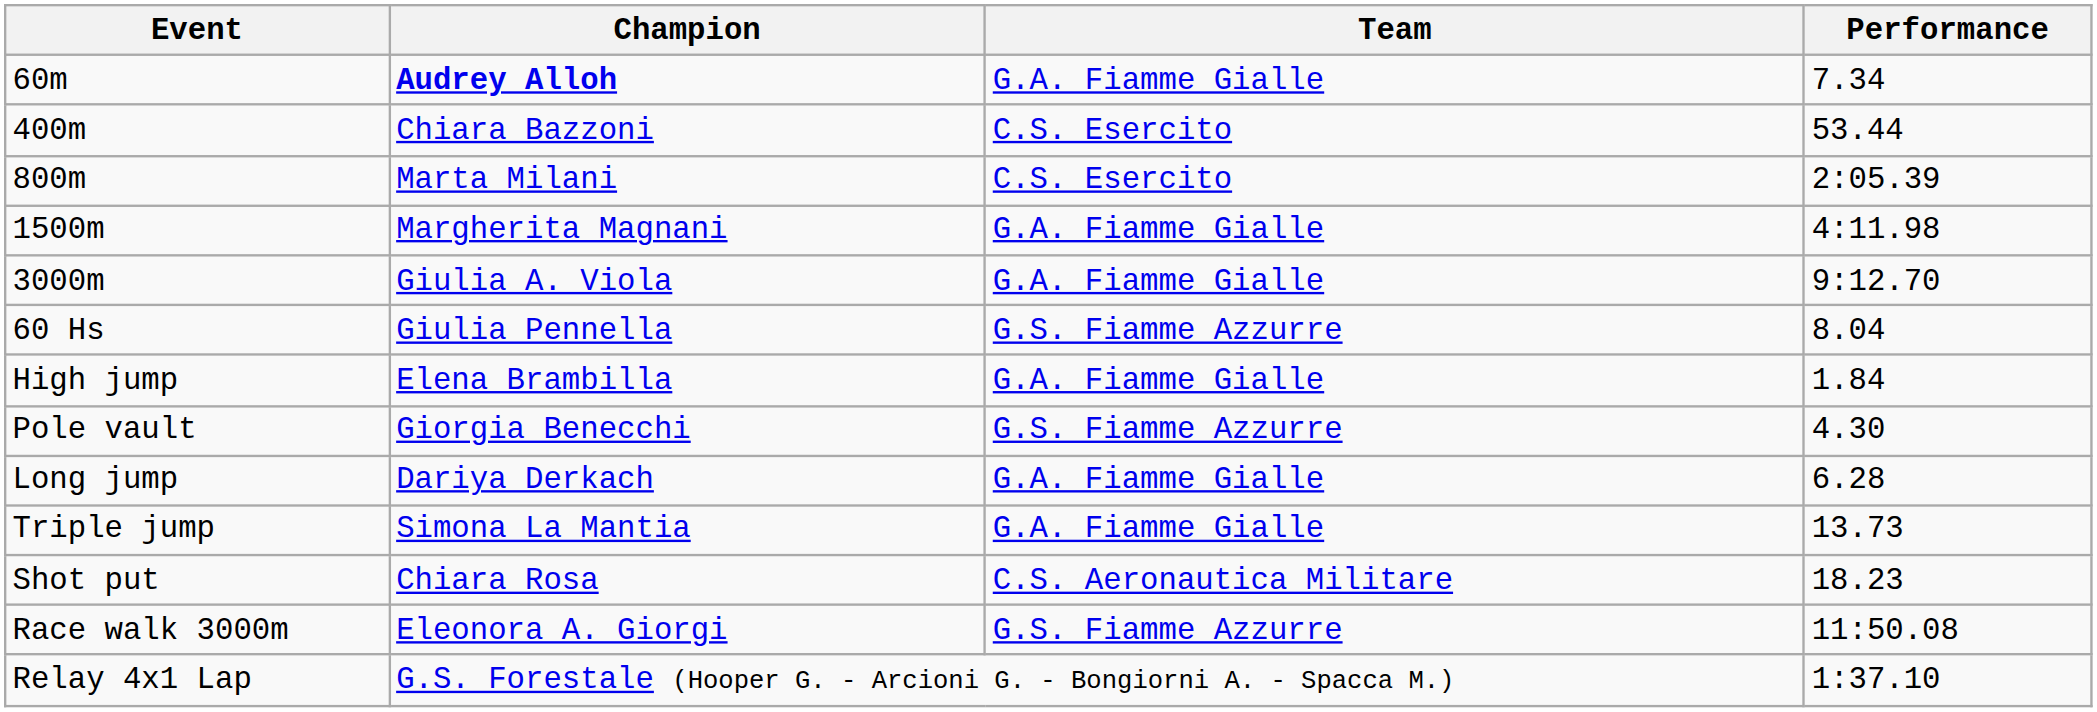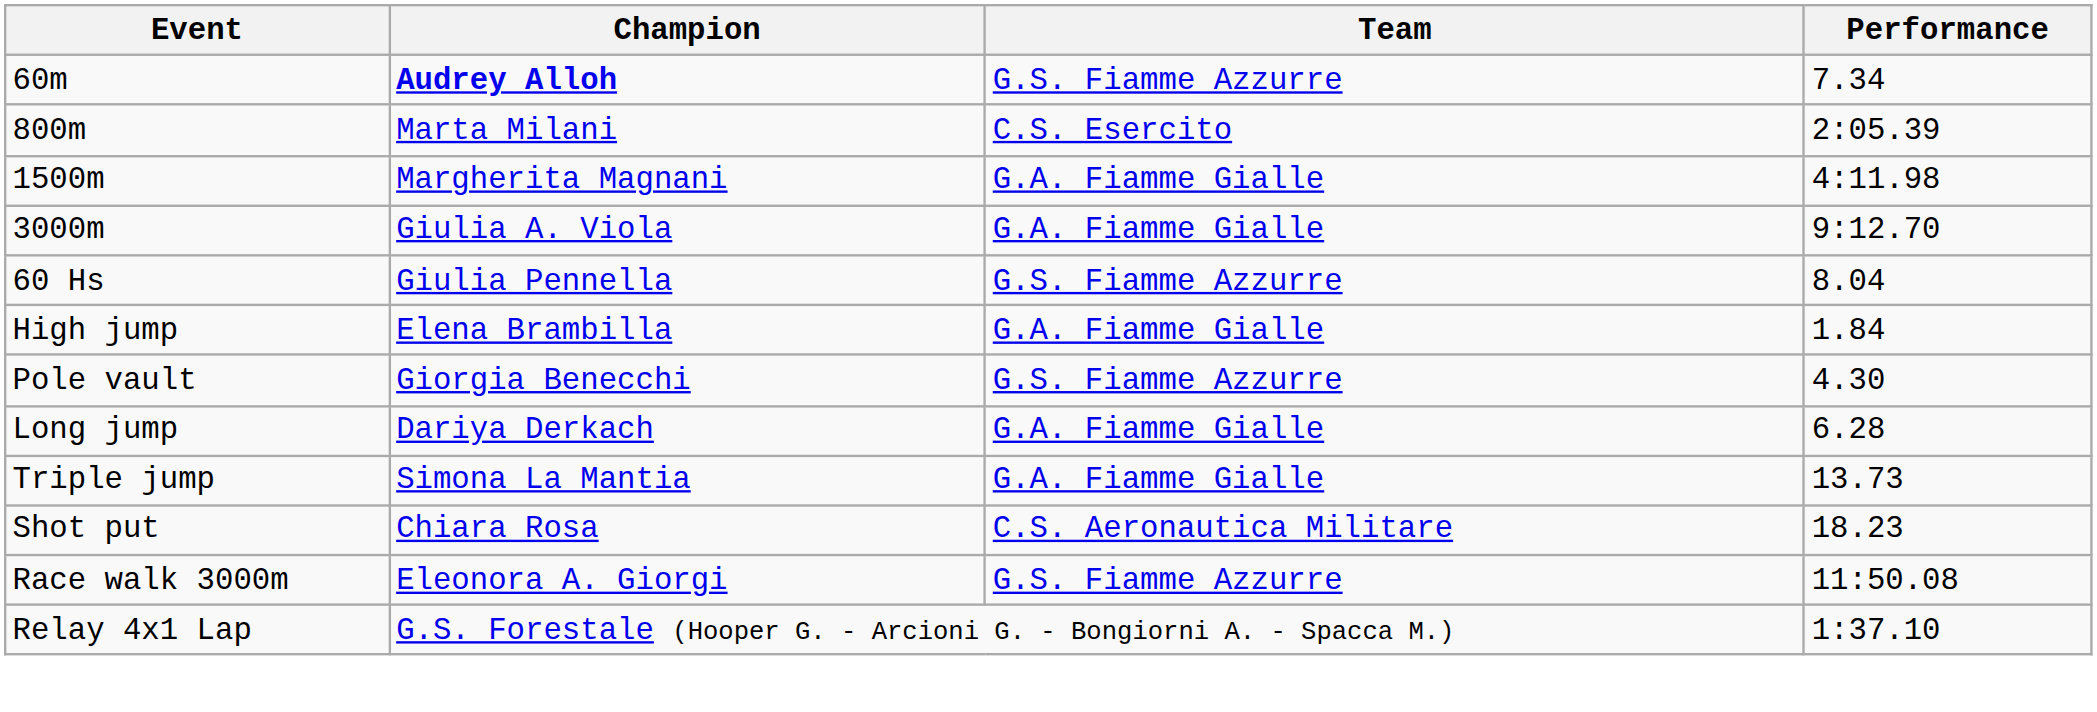(1158, 80) G.A. Fiamme Gialle -> (1168, 80) G.S. Fiamme Azzurre
- row: (49, 130)
